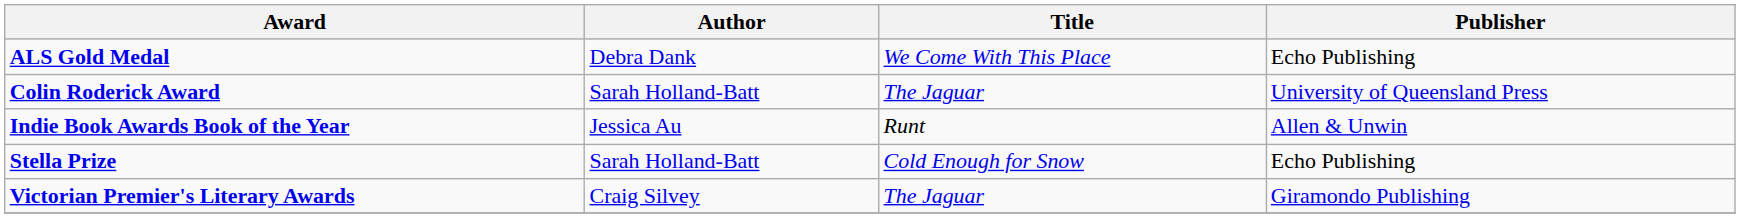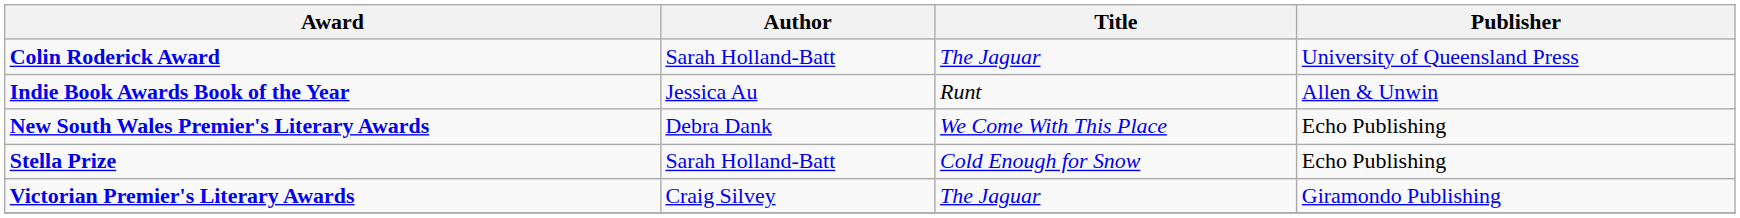- row: (90, 56)
+ row: (219, 126)
